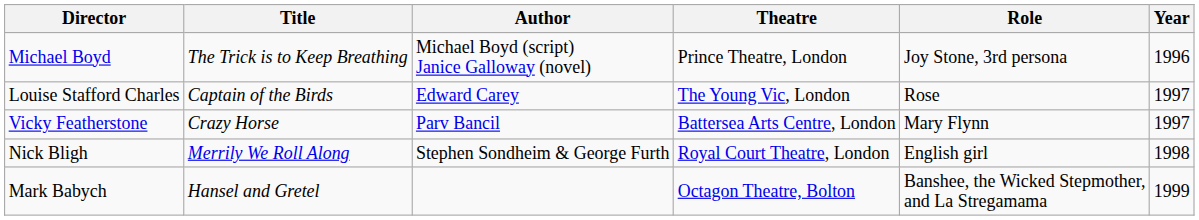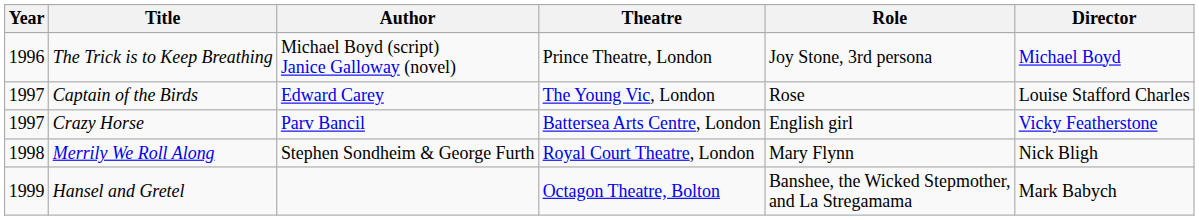columns swapped: (1172, 18) <-> (94, 18)
(946, 124) Mary Flynn -> (811, 124) English girl
(946, 152) English girl -> (811, 152) Mary Flynn
